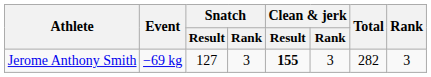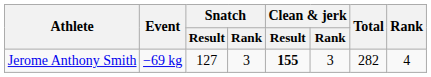(407, 61) 3 -> (407, 61) 4
